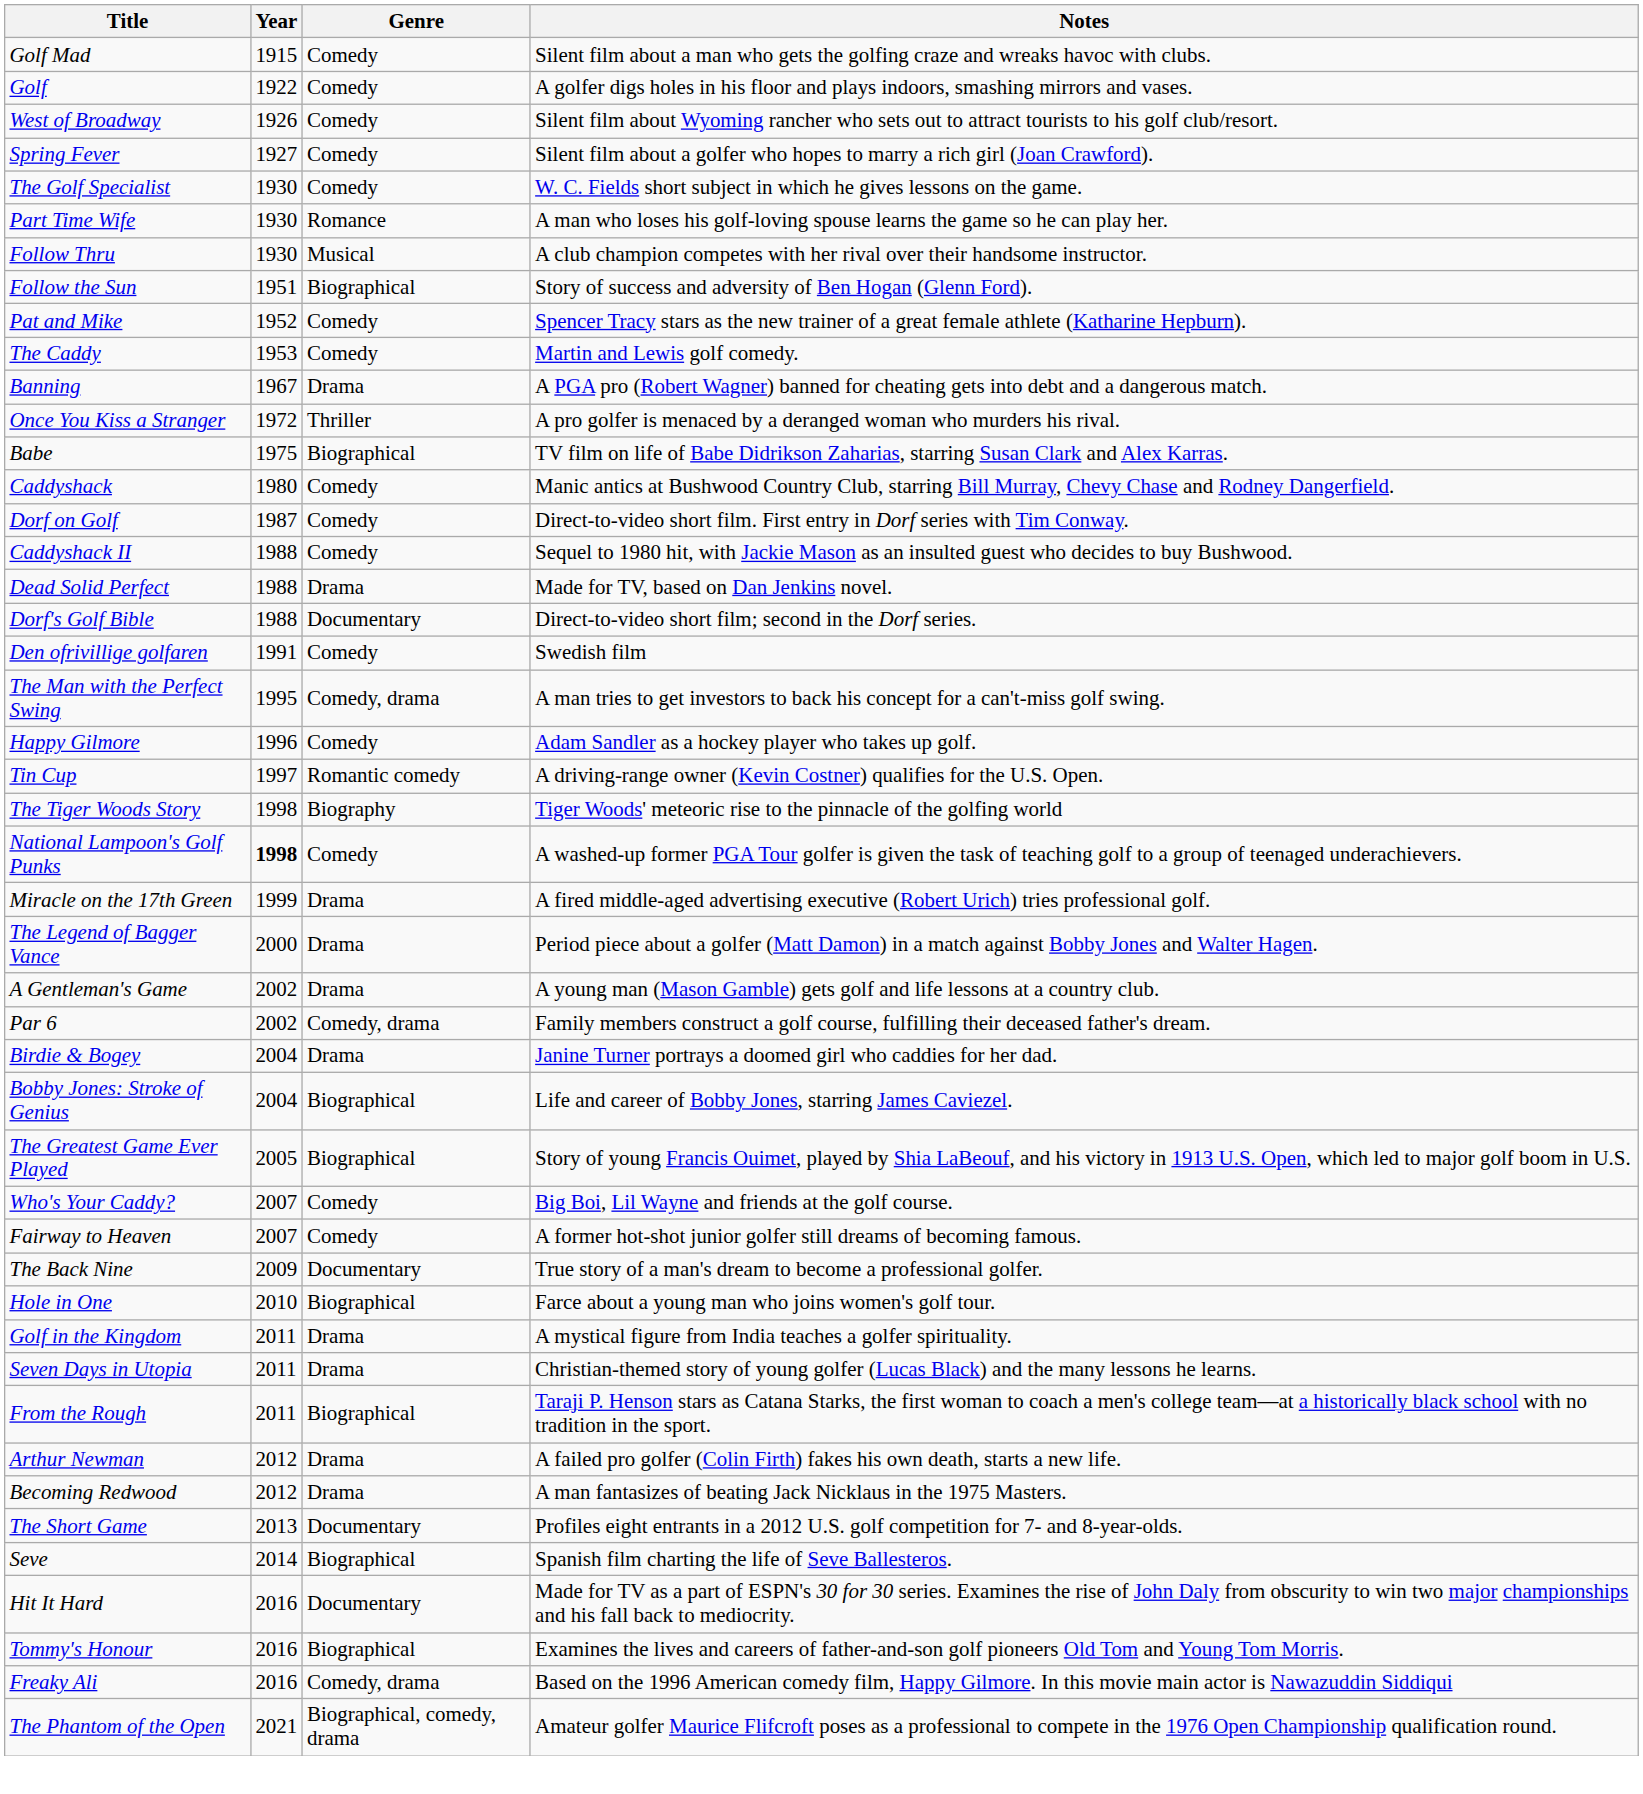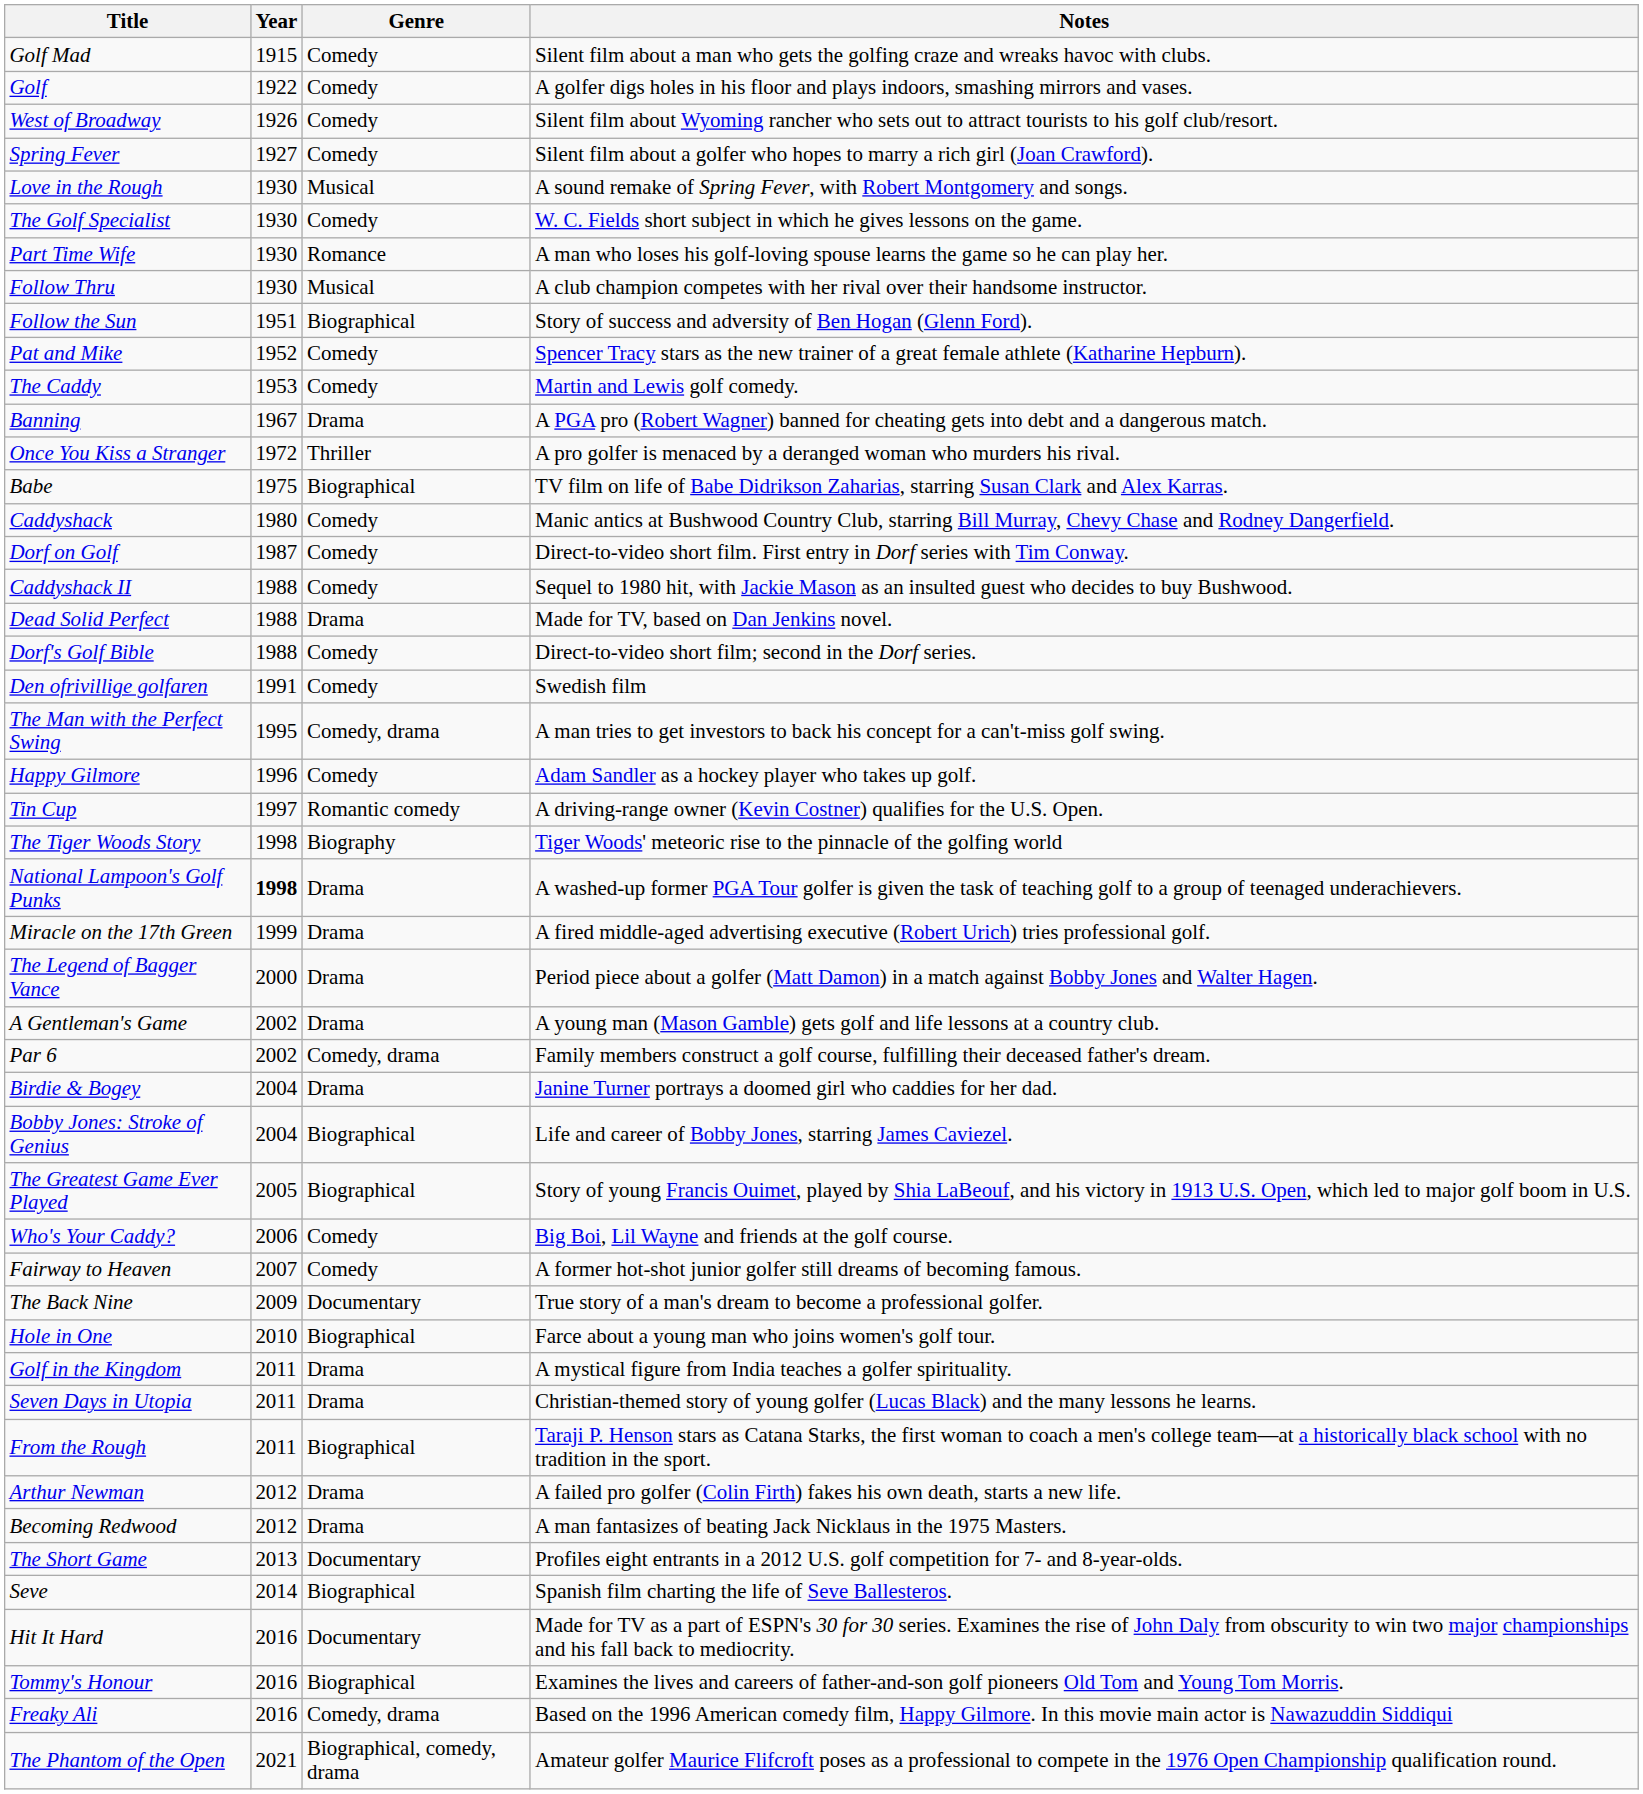+ row: (86, 187)
(364, 619) Documentary -> (342, 652) Comedy
(342, 854) Comedy -> (335, 887) Drama
(276, 1202) 2007 -> (276, 1235) 2006
